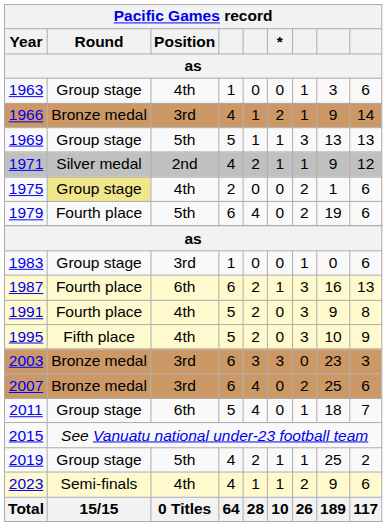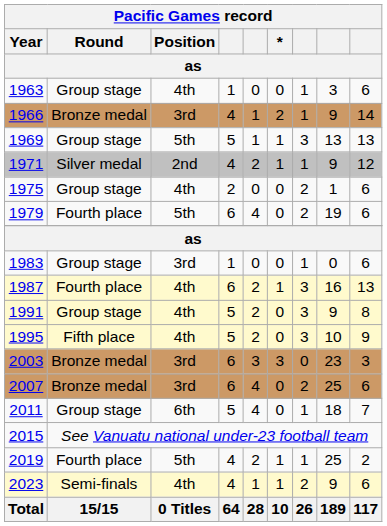(99, 189) khaki background -> (99, 189) no background
(185, 287) 6th -> (185, 287) 4th
(99, 312) Fourth place -> (99, 312) Group stage
(99, 459) Group stage -> (99, 459) Fourth place
